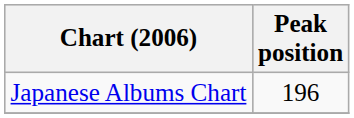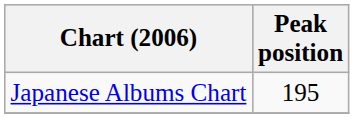(301, 92) 196 -> (301, 92) 195
